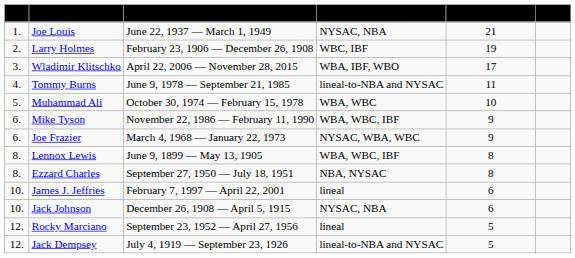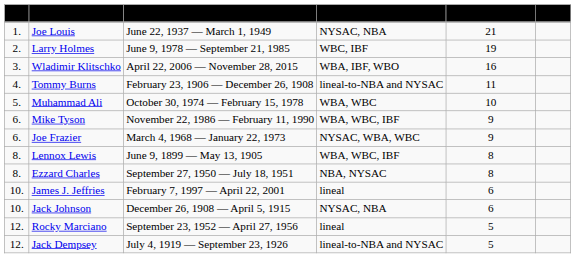(220, 48) February 23, 1906 — December 26, 1908 -> (208, 48) June 9, 1978 — September 21, 1985
(491, 66) 17 -> (491, 66) 16
(208, 84) June 9, 1978 — September 21, 1985 -> (220, 84) February 23, 1906 — December 26, 1908
